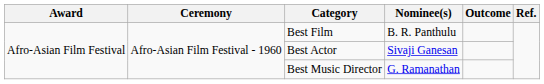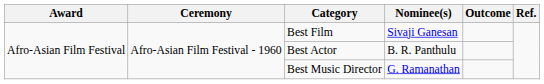(422, 32) B. R. Panthulu -> (422, 32) Sivaji Ganesan
(422, 50) Sivaji Ganesan -> (422, 50) B. R. Panthulu
